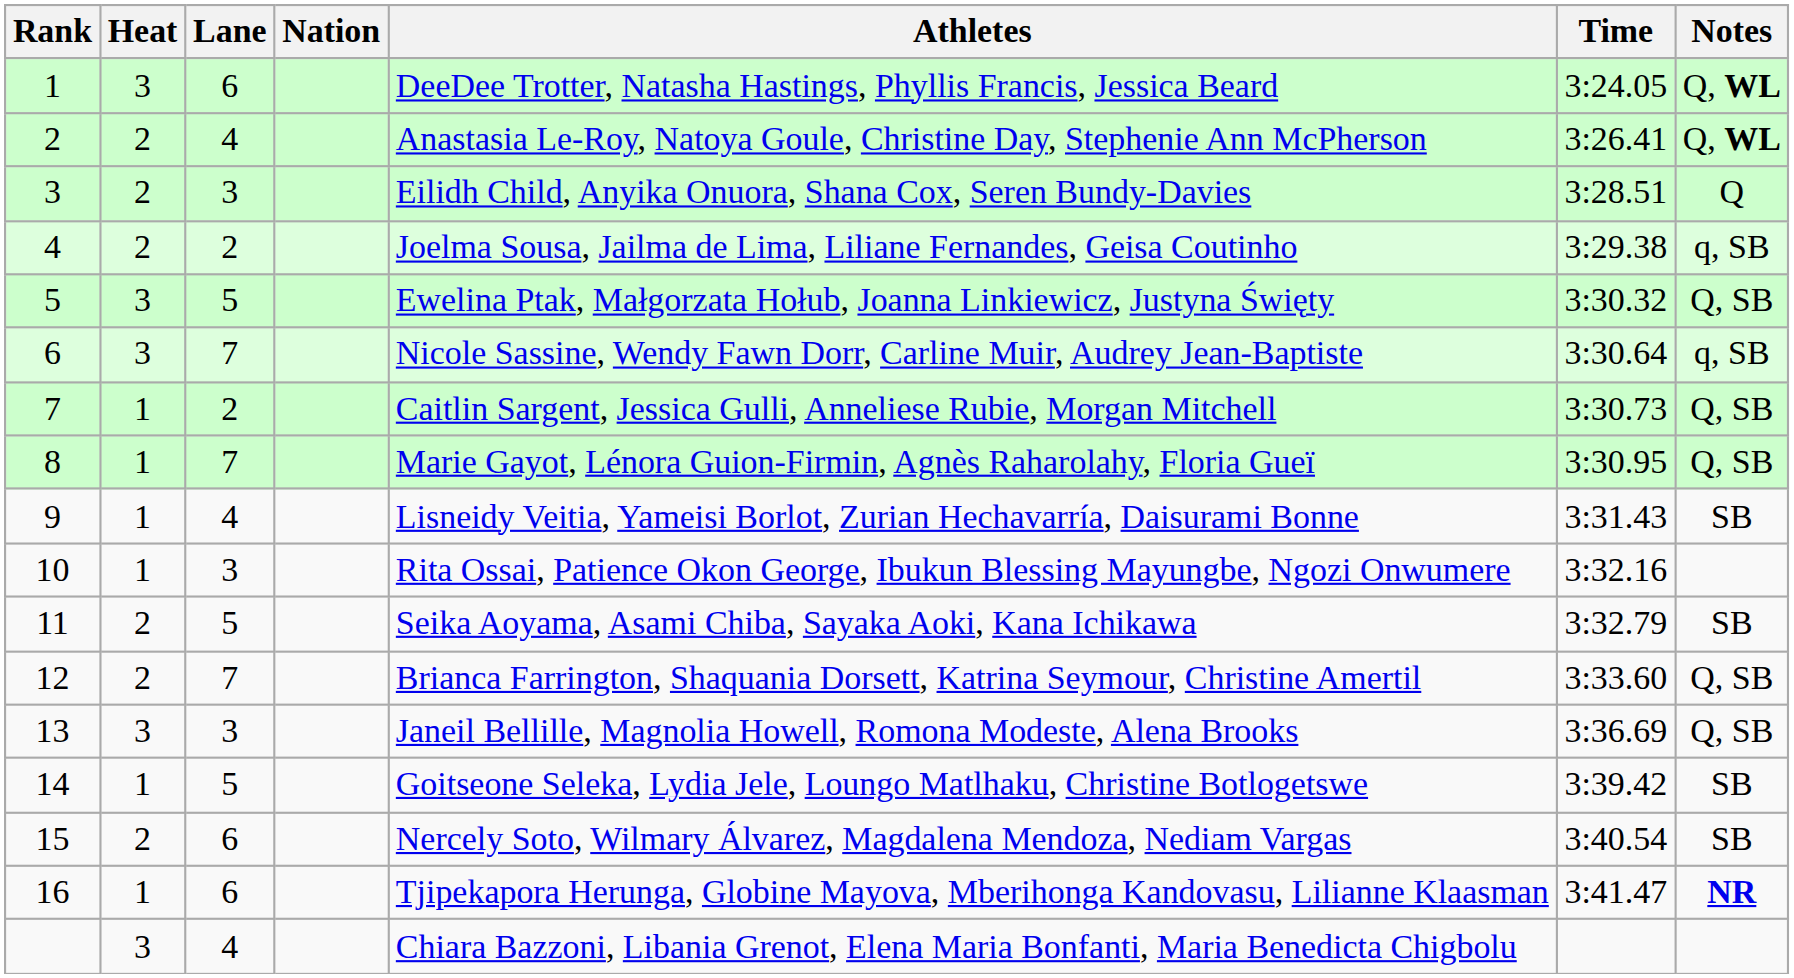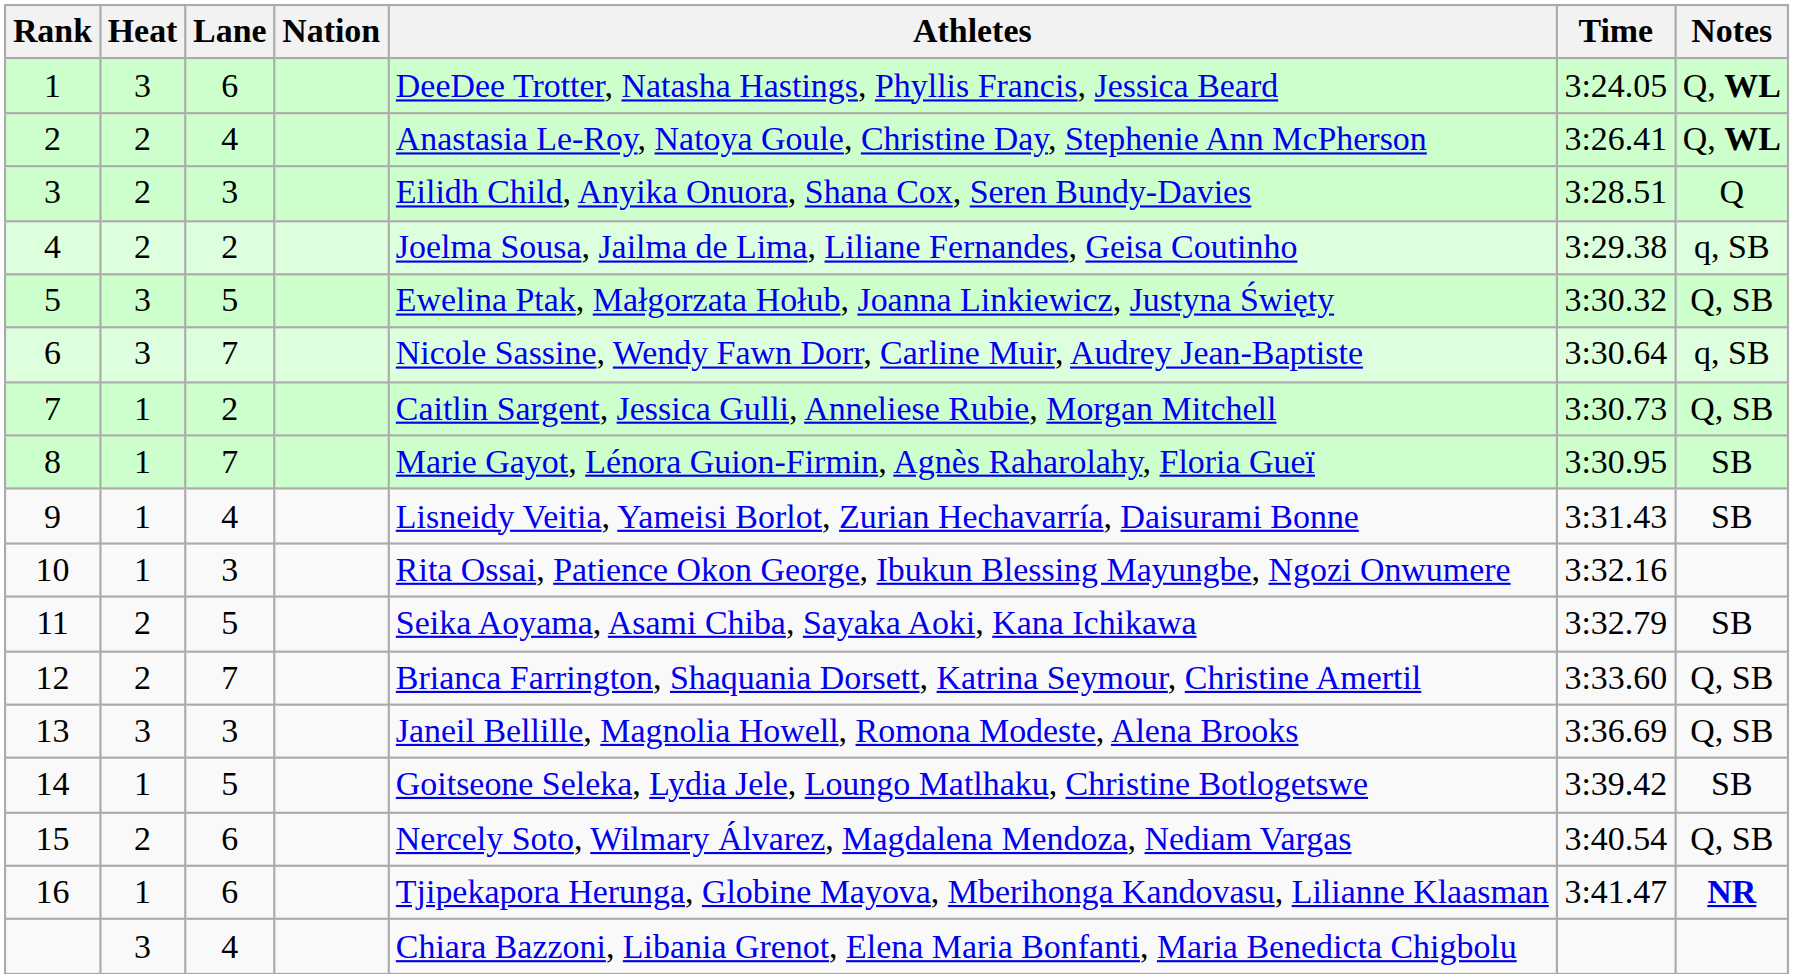(1732, 461) Q, SB -> (1732, 461) SB
(1732, 838) SB -> (1732, 838) Q, SB
